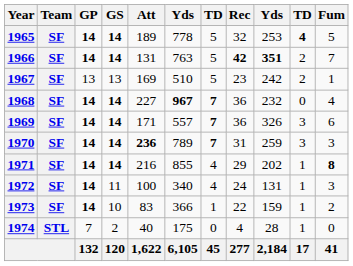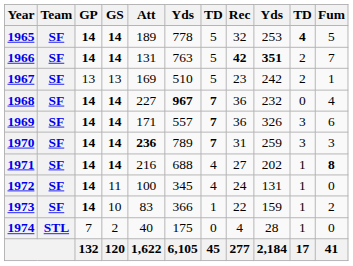(183, 164) 855 -> (183, 164) 688
(240, 164) 29 -> (240, 164) 27
(183, 185) 340 -> (183, 185) 345
(331, 185) 3 -> (331, 185) 0
